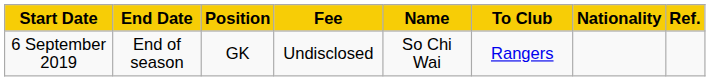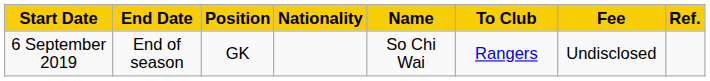columns swapped: (619, 18) <-> (328, 18)
